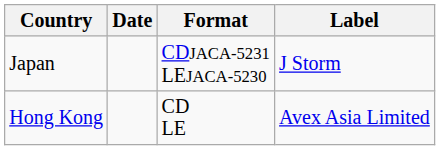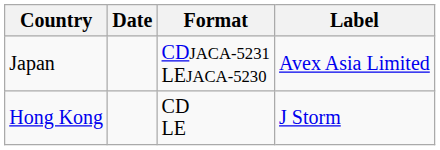(310, 63) J Storm -> (354, 63) Avex Asia Limited
(354, 117) Avex Asia Limited -> (310, 117) J Storm
